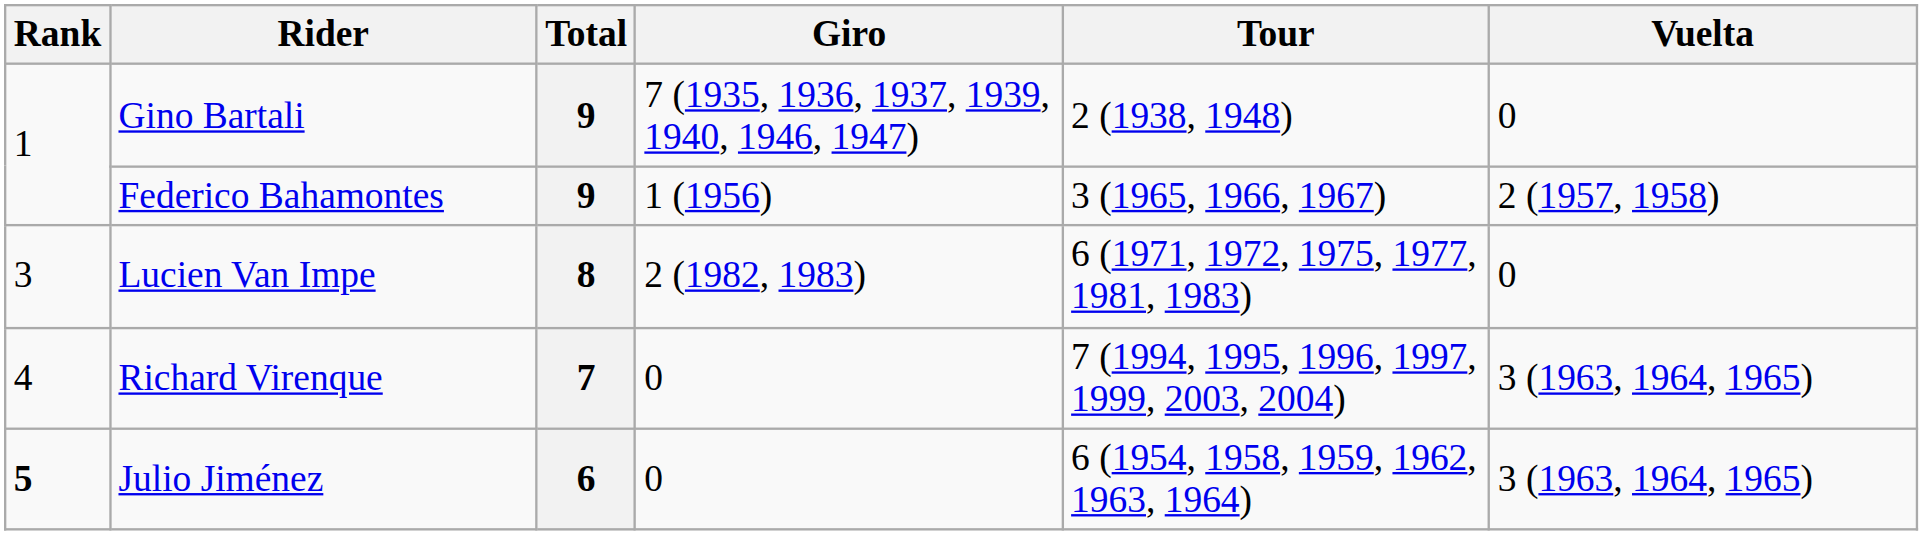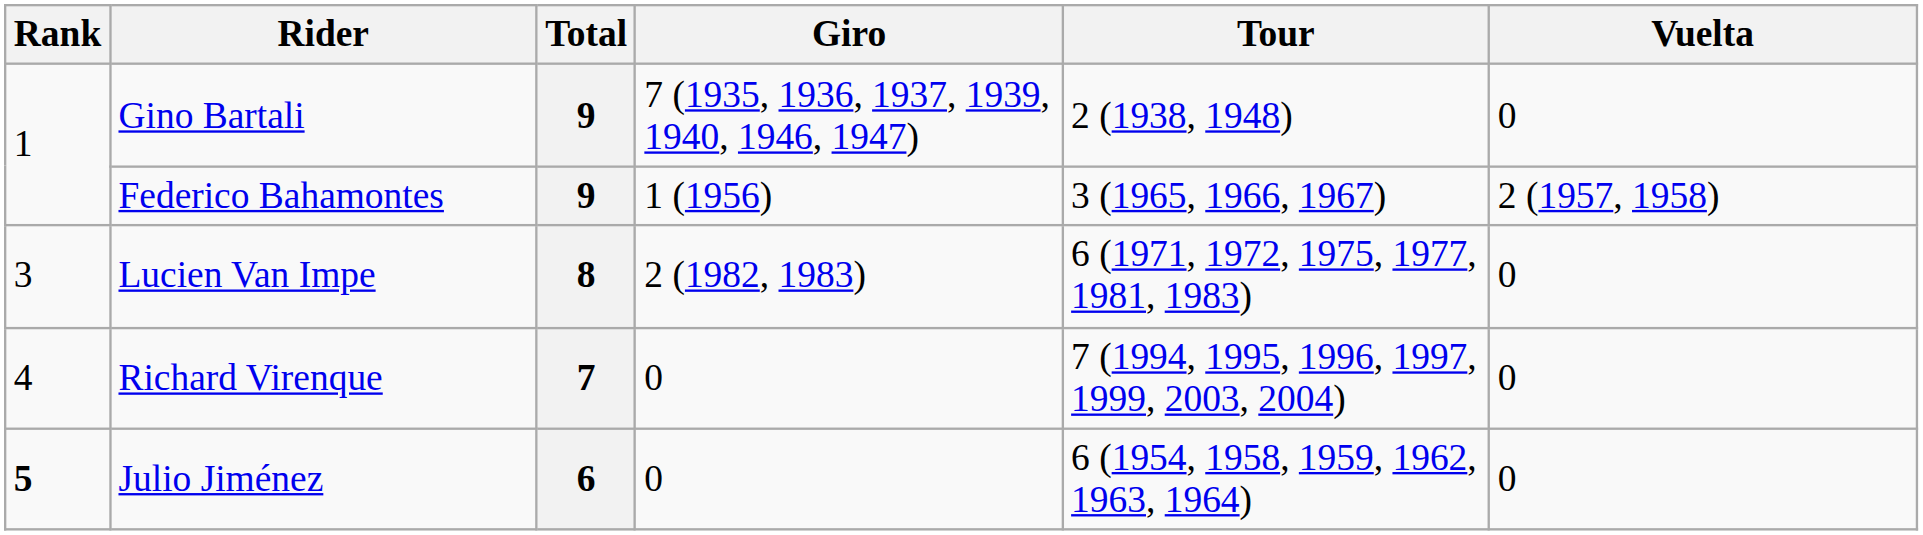(1655, 376) 3 (1963, 1964, 1965) -> (1507, 376) 0
(1655, 478) 3 (1963, 1964, 1965) -> (1507, 478) 0
